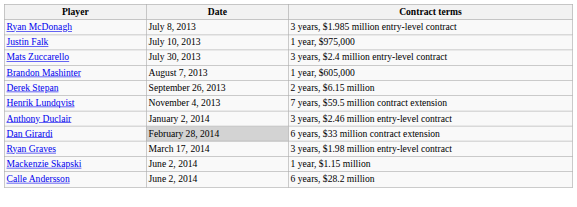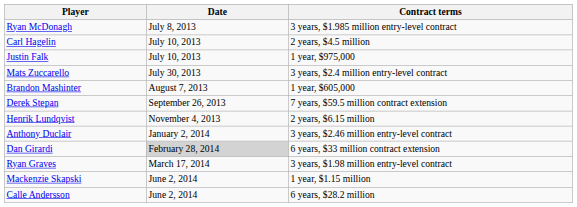+ row: (31, 42)
(333, 88) 2 years, $6.15 million -> (369, 103) 7 years, $59.5 million contract extension
(369, 103) 7 years, $59.5 million contract extension -> (333, 118) 2 years, $6.15 million
